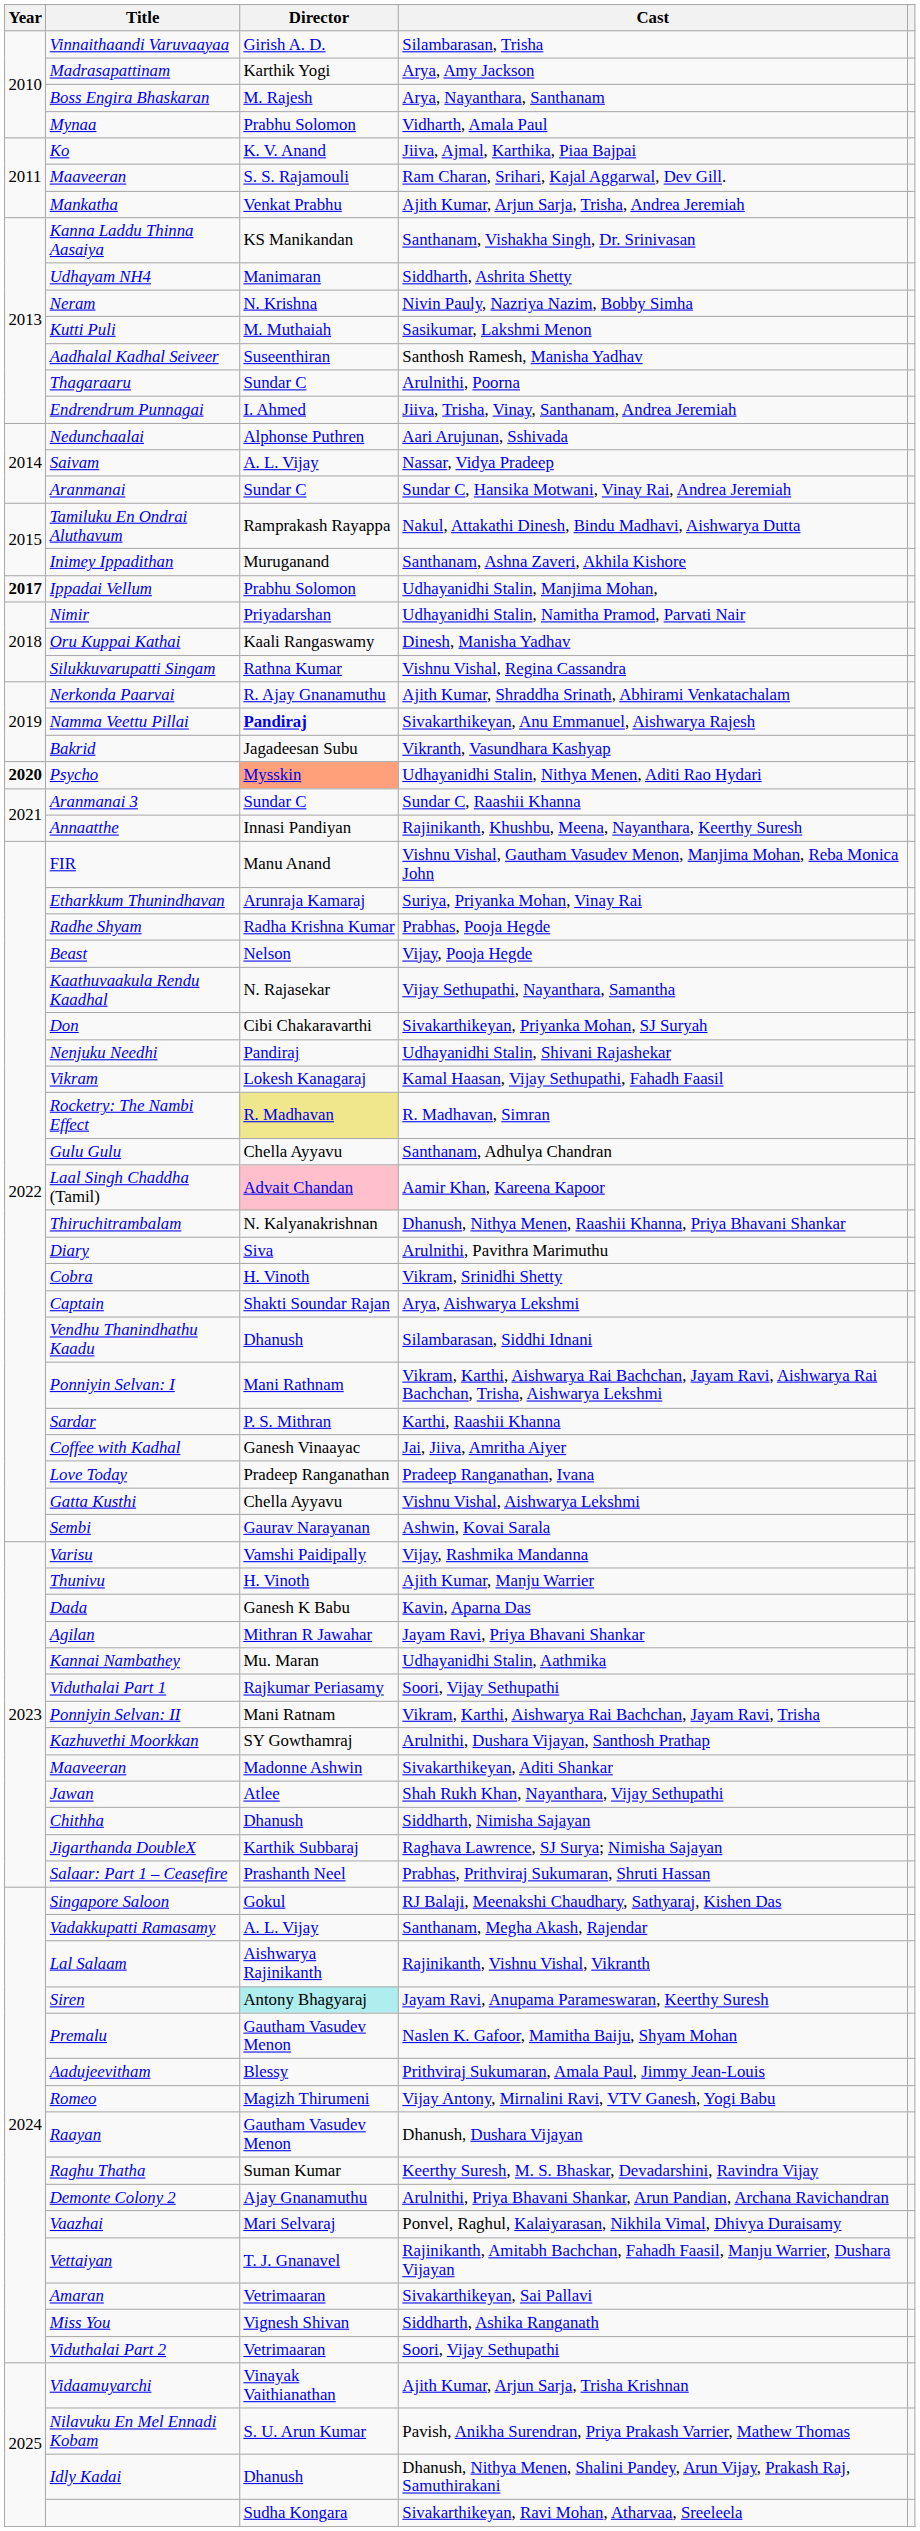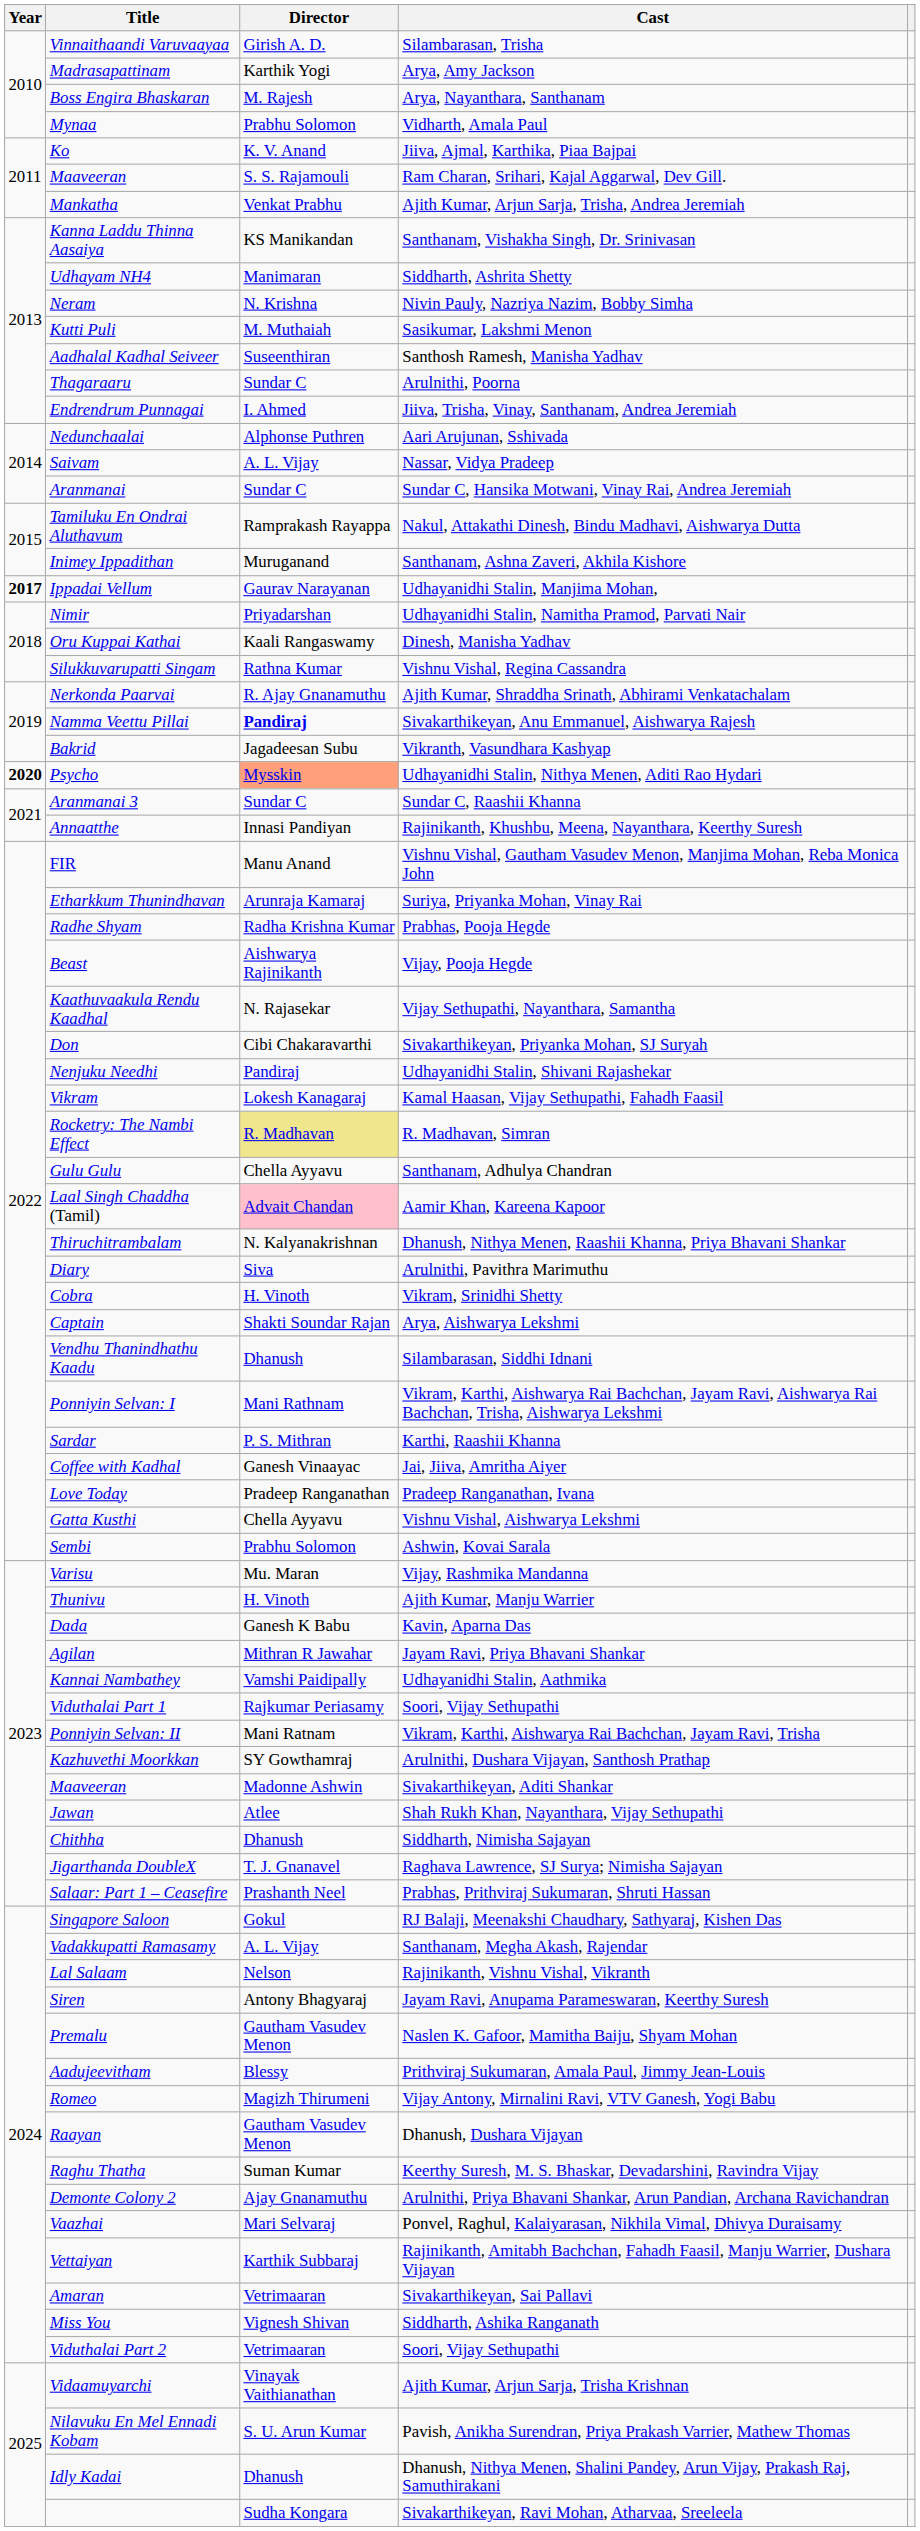(300, 588) Prabhu Solomon -> (307, 588) Gaurav Narayanan
(267, 953) Nelson -> (283, 963) Aishwarya Rajinikanth
(307, 1527) Gaurav Narayanan -> (300, 1546) Prabhu Solomon
(305, 1554) Vamshi Paidipally -> (281, 1573) Mu. Maran
(281, 1661) Mu. Maran -> (305, 1679) Vamshi Paidipally
(301, 1847) Karthik Subbaraj -> (292, 1866) T. J. Gnanavel
(283, 1963) Aishwarya Rajinikanth -> (267, 1973) Nelson
(305, 1999) paleturquoise background -> (305, 1999) no background
(292, 2260) T. J. Gnanavel -> (301, 2260) Karthik Subbaraj
